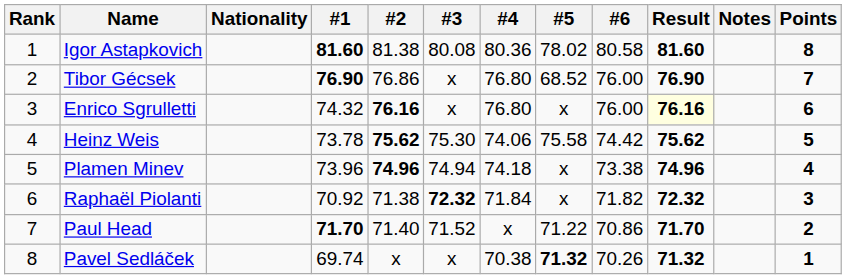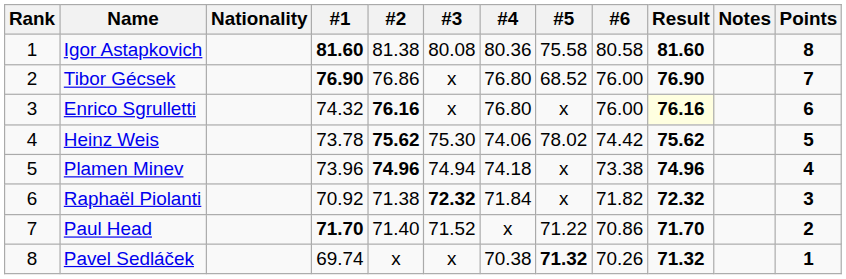(564, 49) 78.02 -> (564, 49) 75.58
(564, 139) 75.58 -> (564, 139) 78.02
